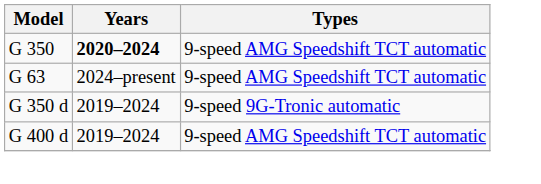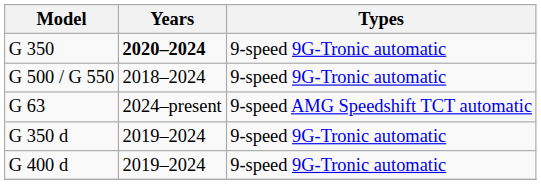(335, 48) 9-speed AMG Speedshift TCT automatic -> (338, 48) 9-speed 9G-Tronic automatic
+ row: (61, 77)
(335, 135) 9-speed AMG Speedshift TCT automatic -> (338, 164) 9-speed 9G-Tronic automatic
